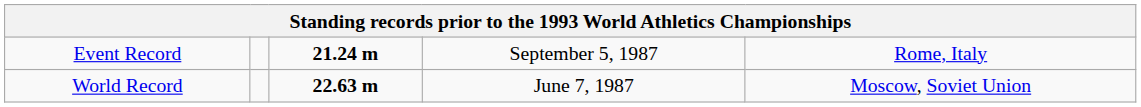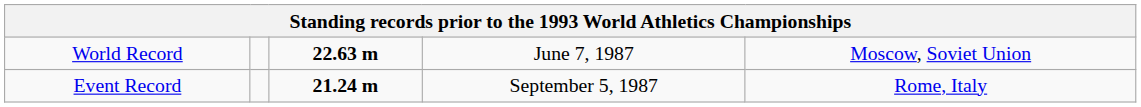rows swapped: (127, 85) <-> (127, 52)
